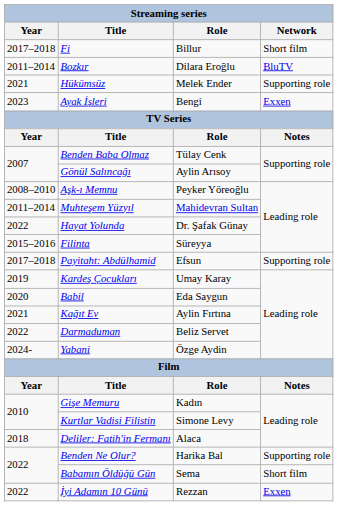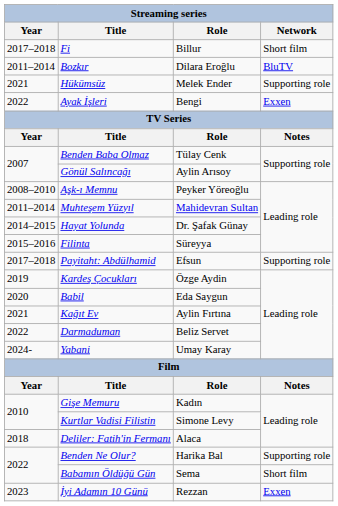(18, 101) 2023 -> (18, 101) 2022
(18, 225) 2022 -> (31, 225) 2014–2015
(204, 278) Umay Karay -> (201, 278) Özge Aydin
(201, 349) Özge Aydin -> (204, 349) Umay Karay
(18, 491) 2022 -> (18, 491) 2023
